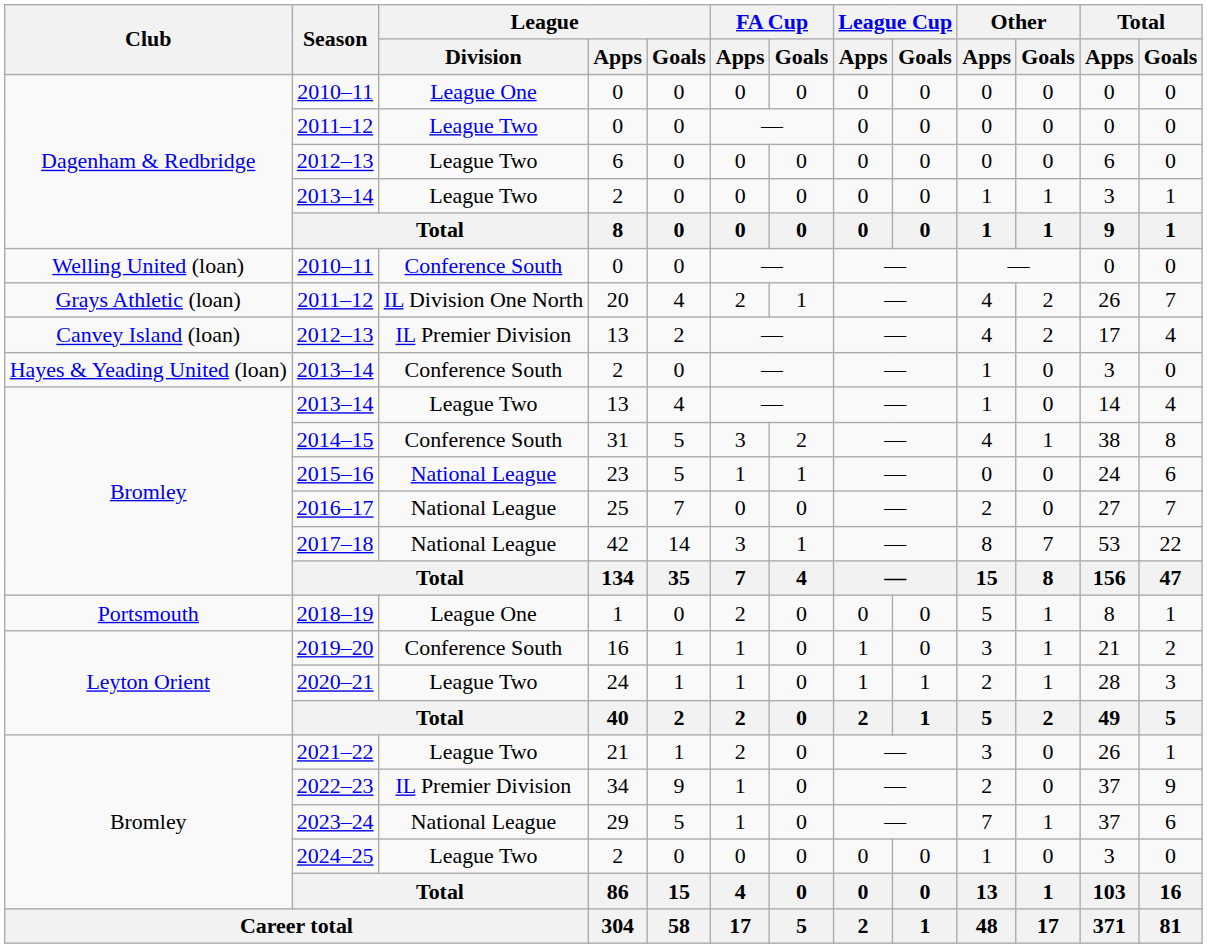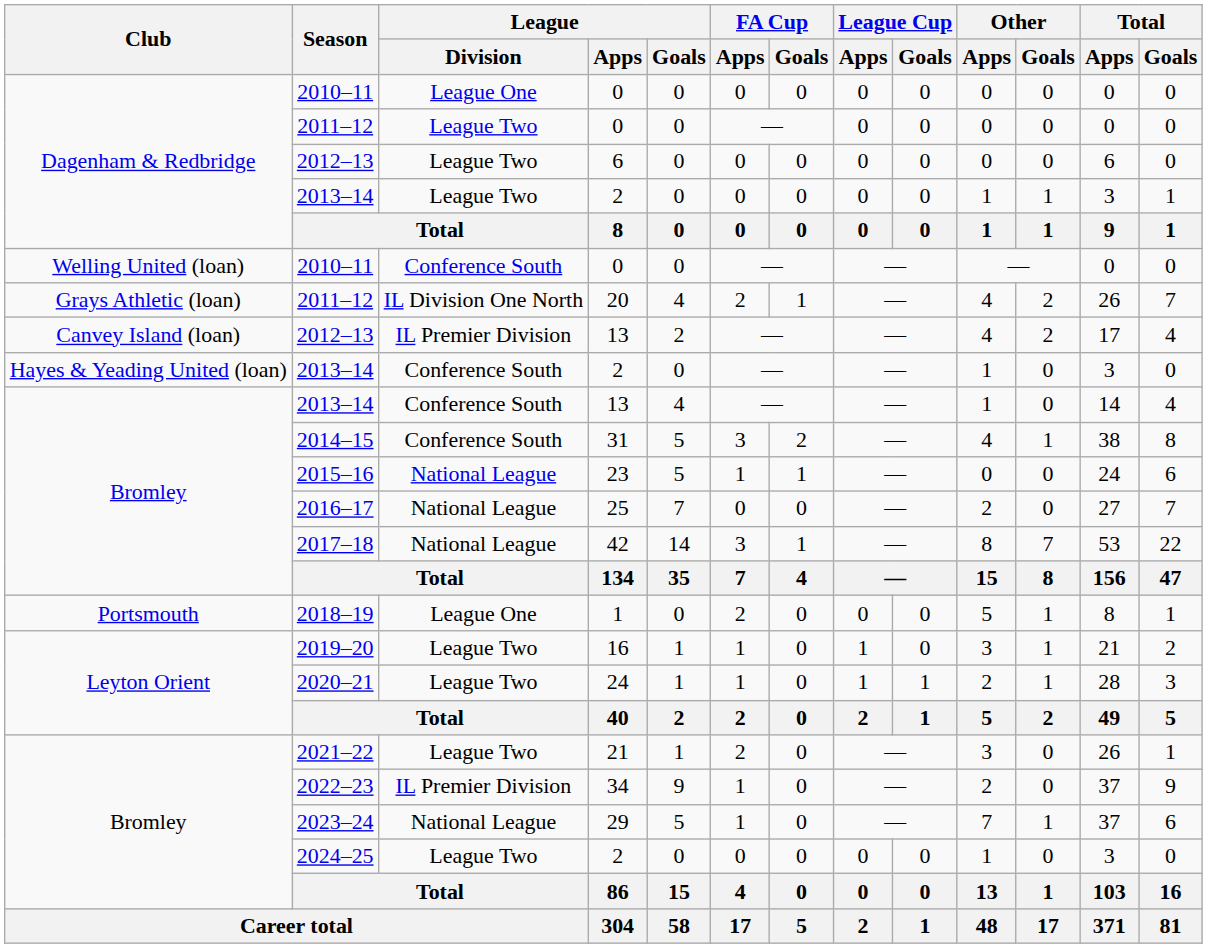(483, 404) League Two -> (483, 404) Conference South
(483, 647) Conference South -> (483, 647) League Two
